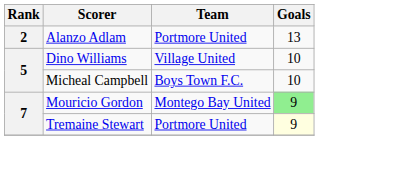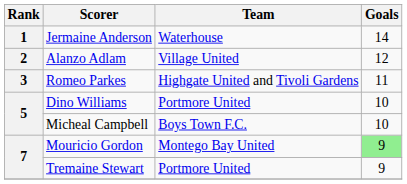+ row: (99, 37)
(200, 37) Portmore United -> (199, 59) Village United
(294, 37) 13 -> (382, 59) 12
+ row: (86, 80)
(195, 59) Village United -> (204, 102) Portmore United
(294, 124) lightyellow background -> (382, 168) no background
